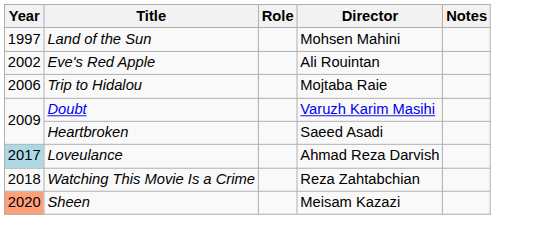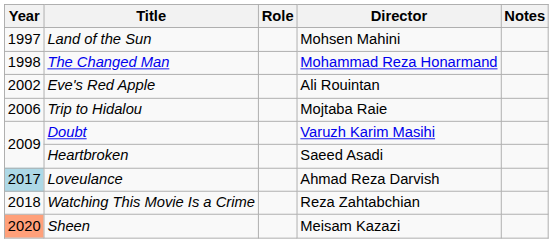+ row: (108, 62)
